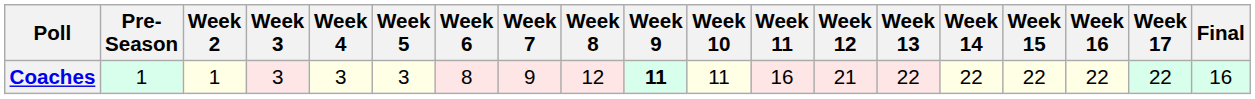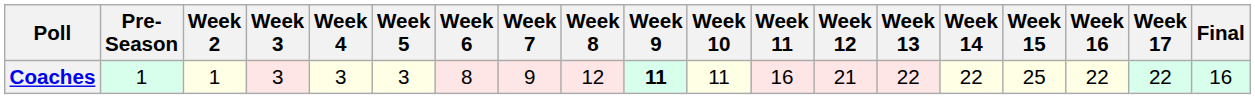(1034, 77) 22 -> (1034, 77) 25
